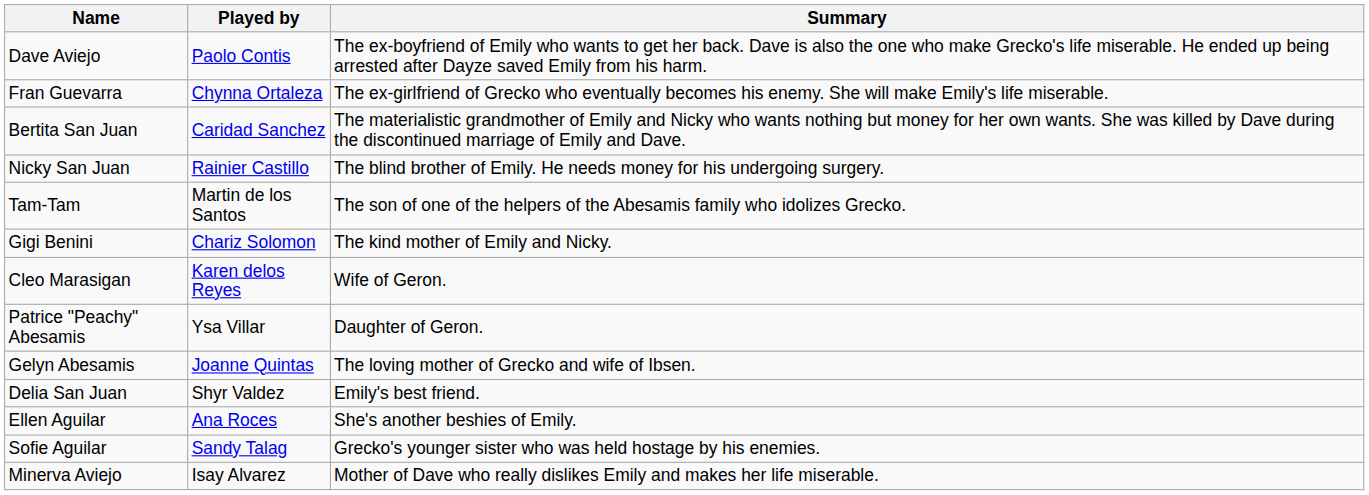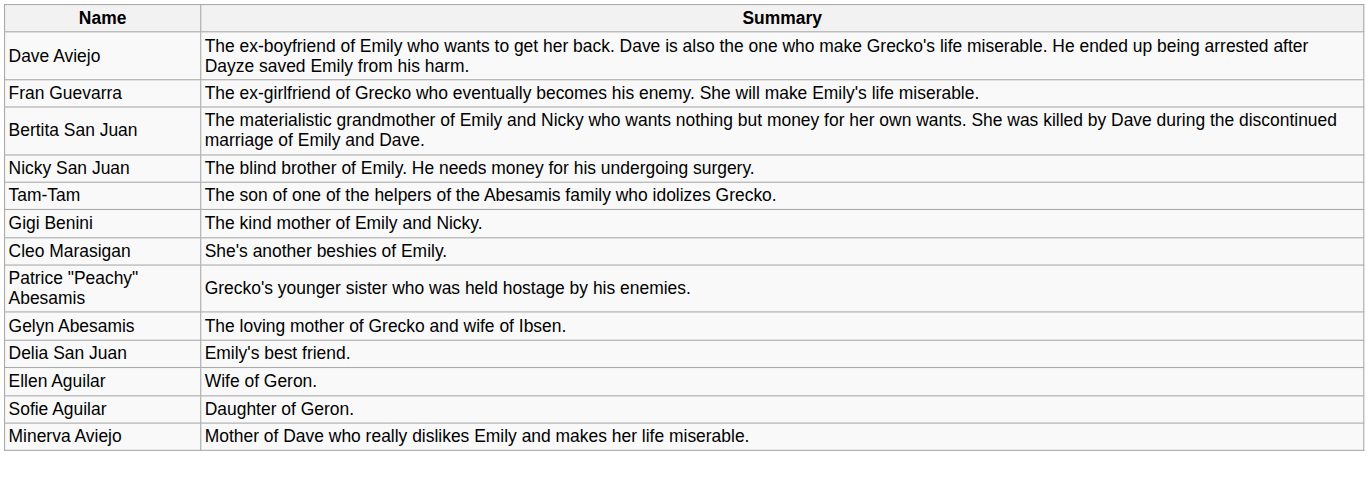- column: (259, 18)
(390, 280) Wife of Geron. -> (326, 251) She's another beshies of Emily.
(409, 327) Daughter of Geron. -> (448, 288) Grecko's younger sister who was held hostage by his enemies.
(455, 420) She's another beshies of Emily. -> (261, 381) Wife of Geron.
(577, 448) Grecko's younger sister who was held hostage by his enemies. -> (279, 409) Daughter of Geron.
